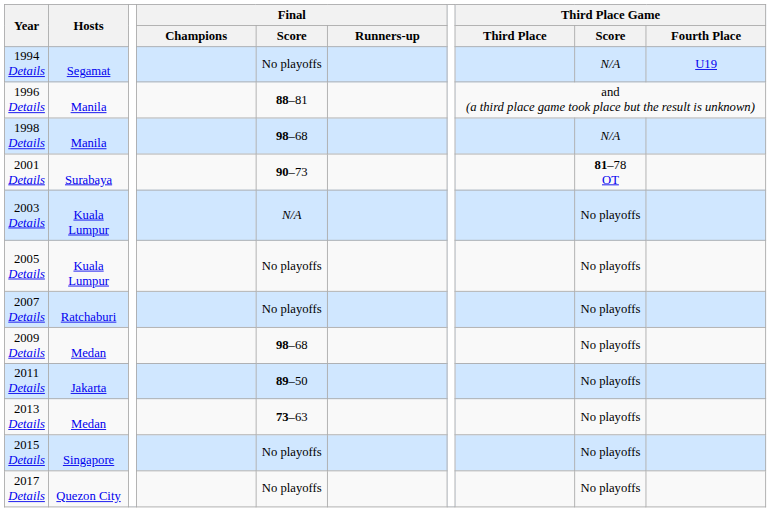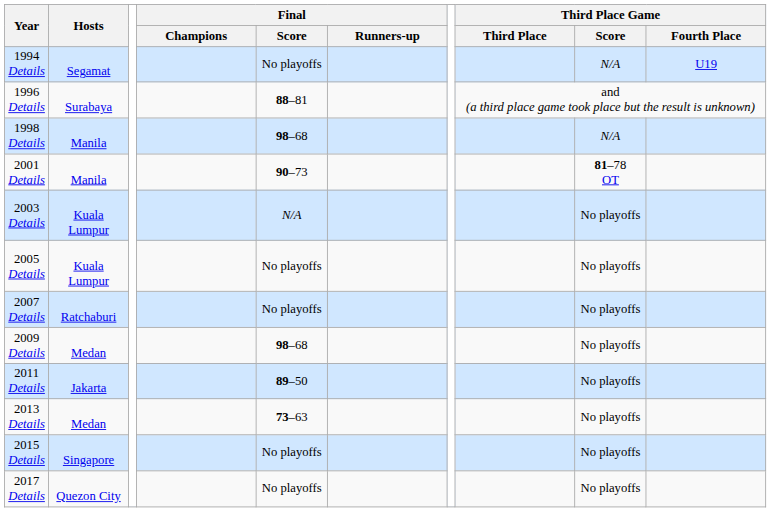(89, 107) Manila -> (89, 107) Surabaya
(89, 179) Surabaya -> (89, 179) Manila
